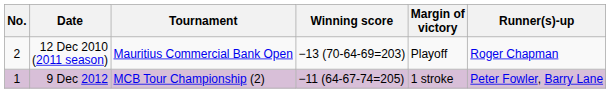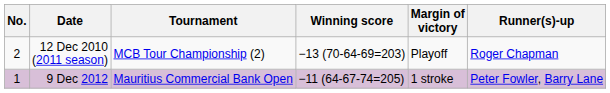(203, 53) Mauritius Commercial Bank Open -> (189, 53) MCB Tour Championship (2)
(189, 79) MCB Tour Championship (2) -> (203, 79) Mauritius Commercial Bank Open
